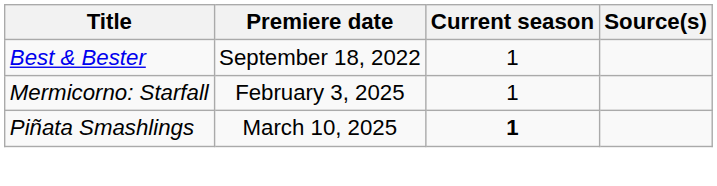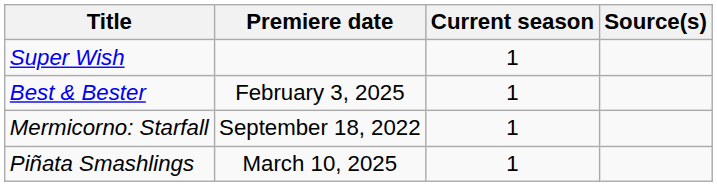+ row: (67, 57)
(320, 57) September 18, 2022 -> (320, 92) February 3, 2025
(320, 92) February 3, 2025 -> (320, 127) September 18, 2022
(512, 127) bold -> (512, 163) normal
